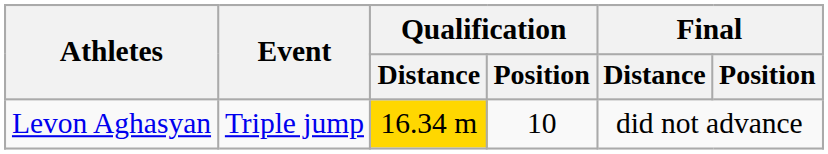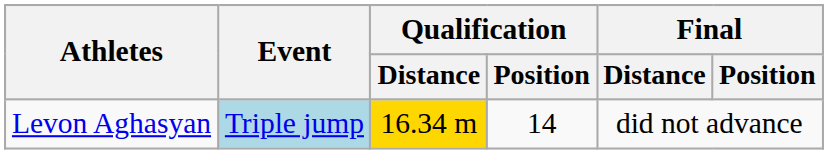(294, 123) no background -> (294, 123) lightblue background
(542, 123) 10 -> (542, 123) 14
